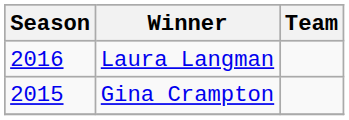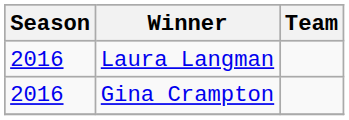(37, 95) 2015 -> (37, 95) 2016
